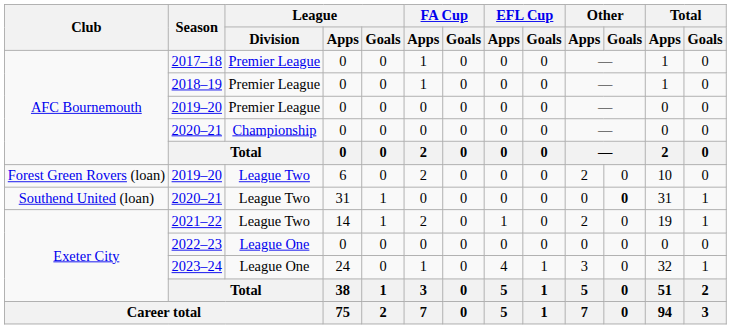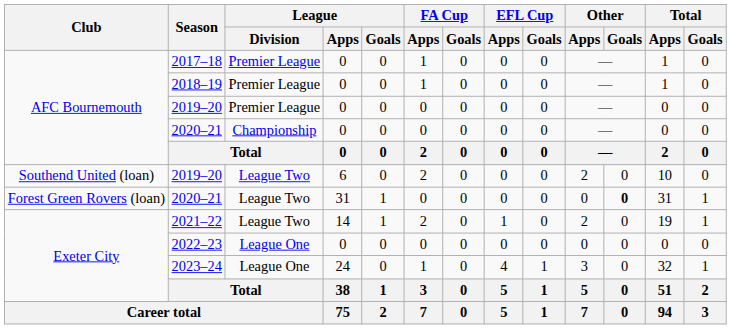(86, 175) Forest Green Rovers (loan) -> (86, 175) Southend United (loan)
(86, 198) Southend United (loan) -> (86, 198) Forest Green Rovers (loan)
